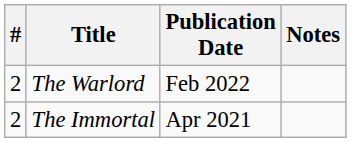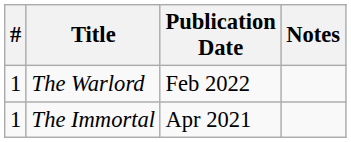(16, 83) 2 -> (16, 83) 1
(16, 119) 2 -> (16, 119) 1
